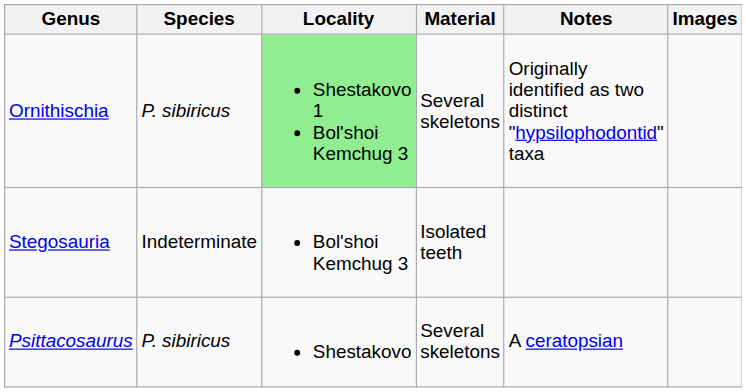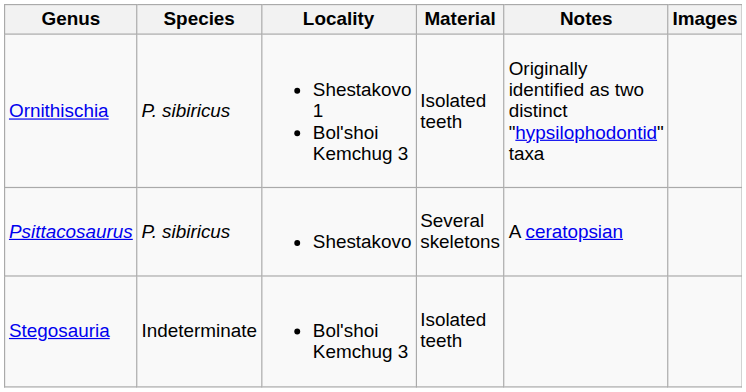(339, 121) lightgreen background -> (339, 121) no background
(460, 110) Several skeletons -> (453, 110) Isolated teeth
rows swapped: (71, 341) <-> (59, 242)
